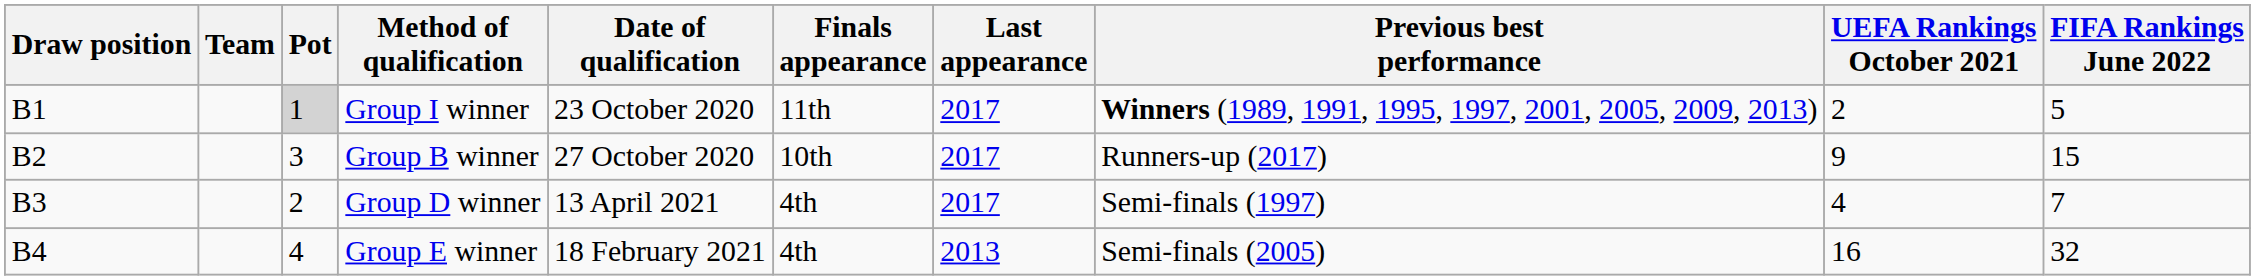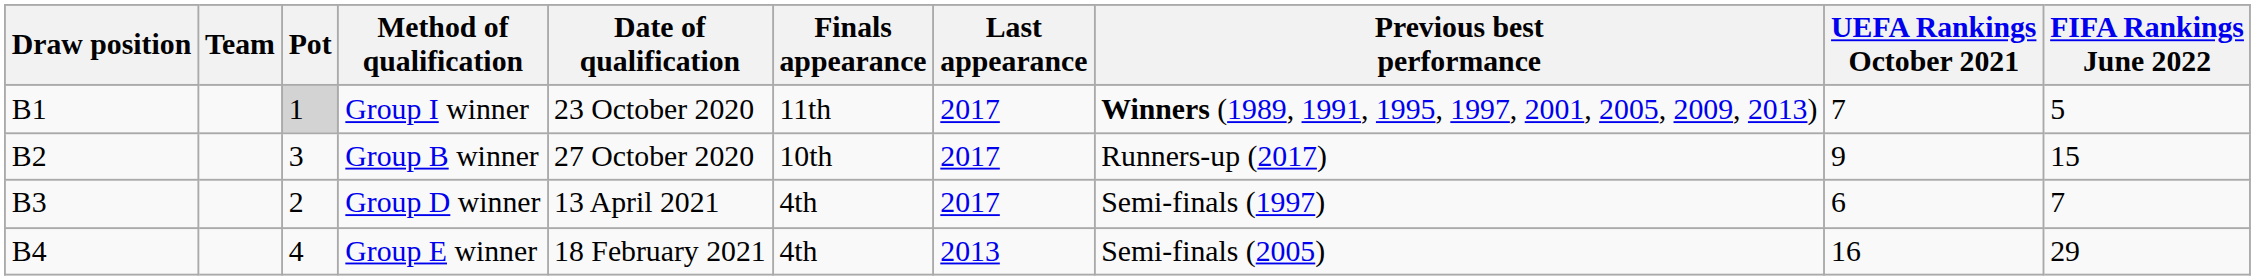(1839, 108) 2 -> (1839, 108) 7
(1839, 203) 4 -> (1839, 203) 6
(2065, 250) 32 -> (2065, 250) 29
